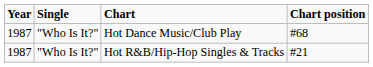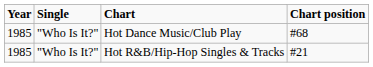(19, 33) 1987 -> (19, 33) 1985
(19, 52) 1987 -> (19, 52) 1985
